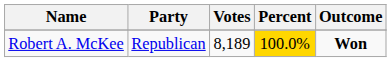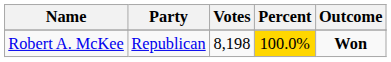(232, 43) 8,189 -> (232, 43) 8,198
